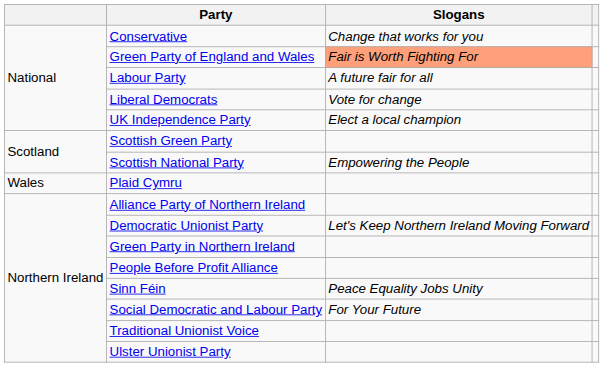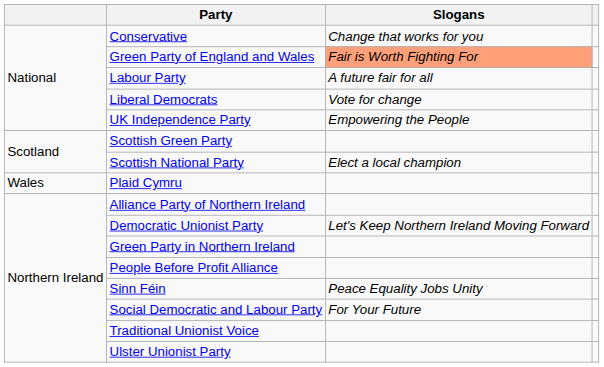(395, 120) Elect a local champion -> (399, 120) Empowering the People
(399, 162) Empowering the People -> (395, 162) Elect a local champion
